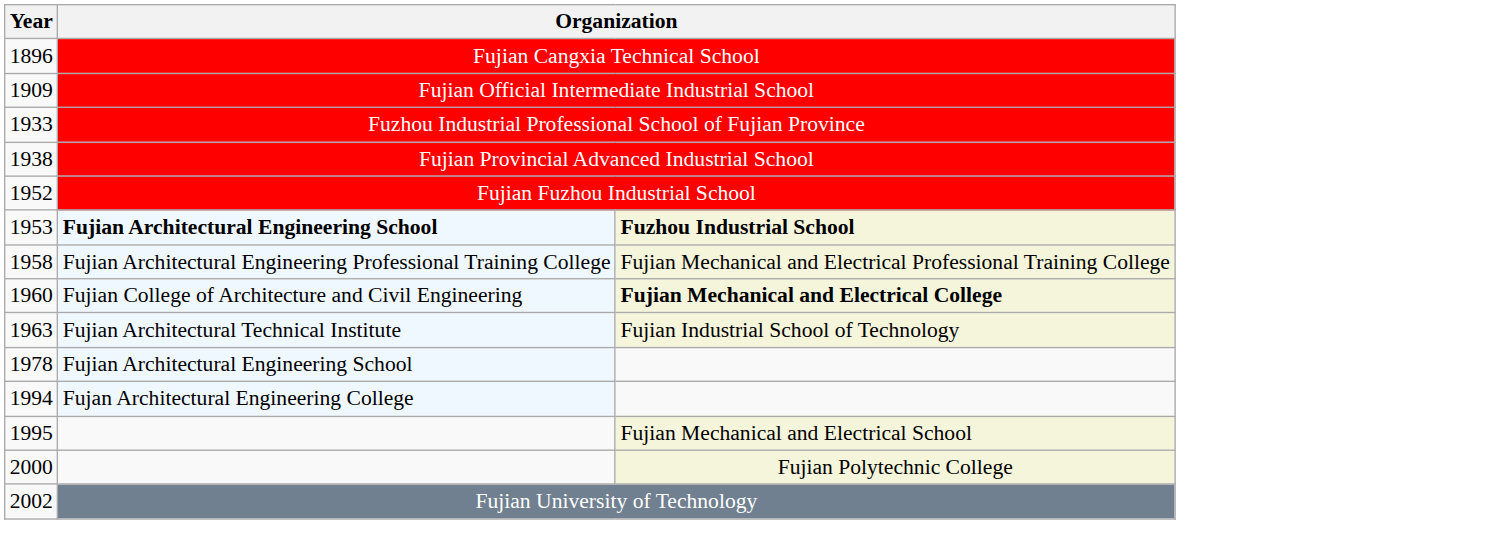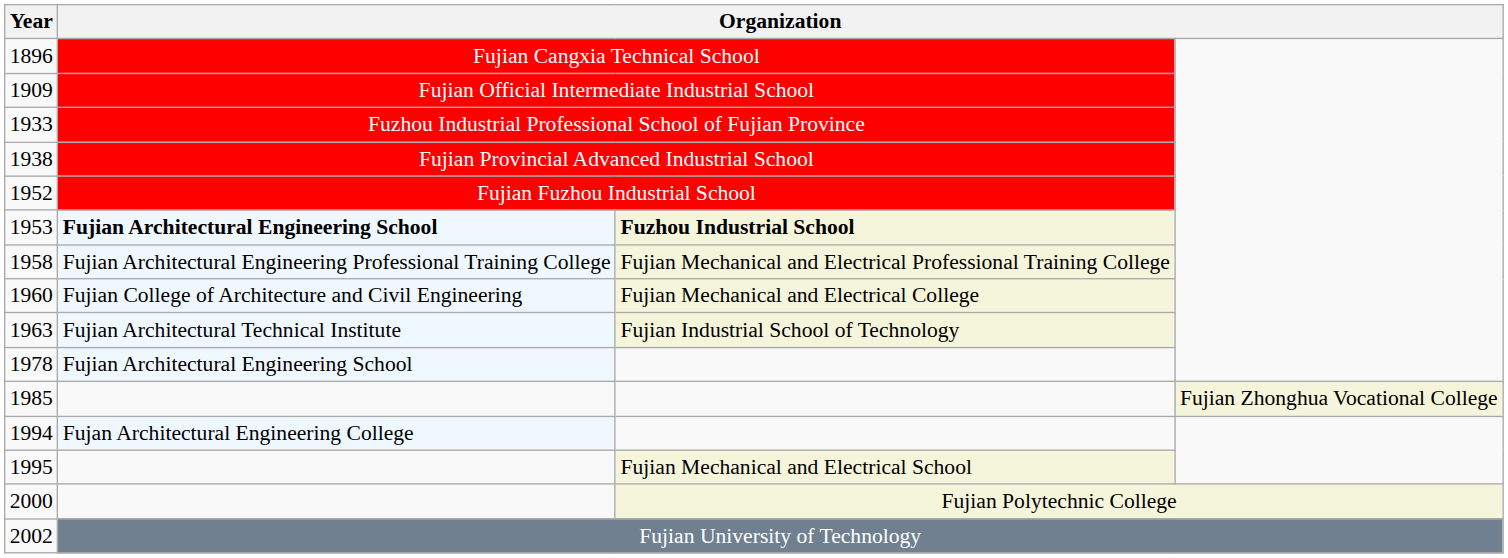(811, 295) bold -> (800, 295) normal
+ row: (31, 398)
